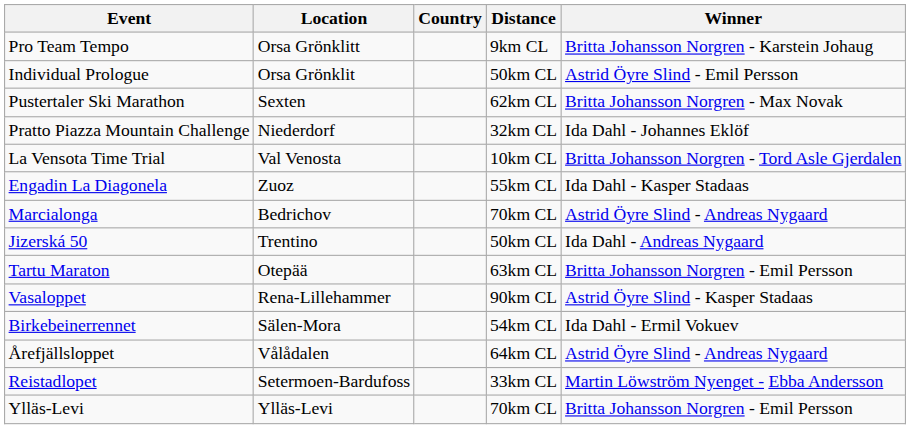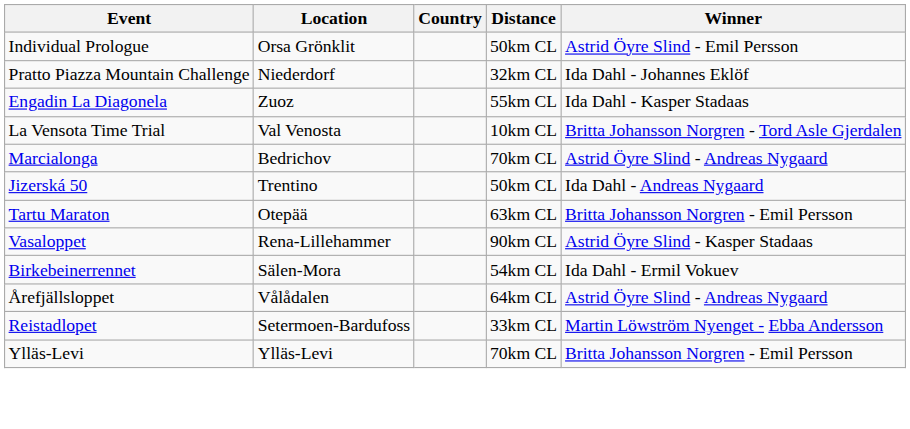- row: (69, 46)
- row: (97, 102)
rows swapped: (87, 158) <-> (88, 185)
